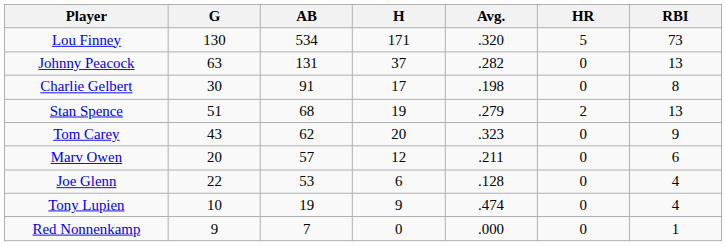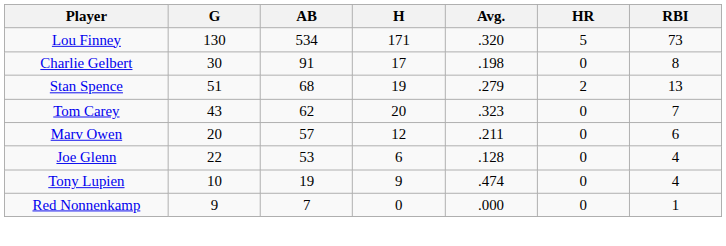- row: (86, 63)
(675, 134) 9 -> (675, 110) 7
